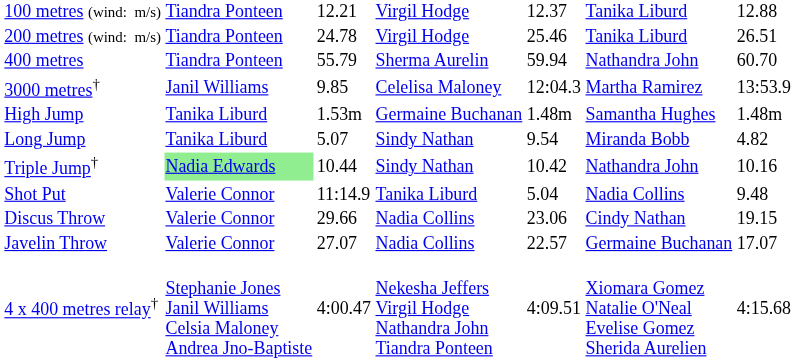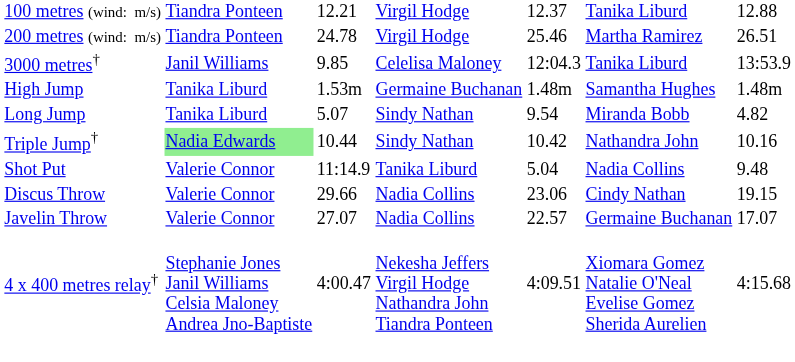(636, 36) Tanika Liburd -> (644, 36) Martha Ramirez
- row: (44, 60)
(644, 87) Martha Ramirez -> (636, 63) Tanika Liburd
